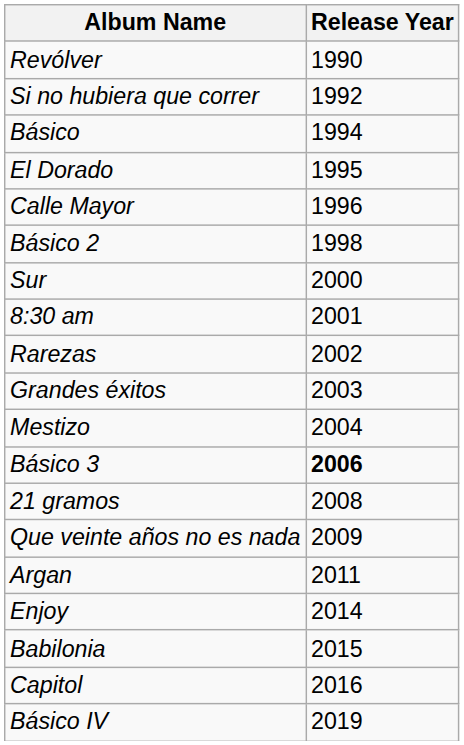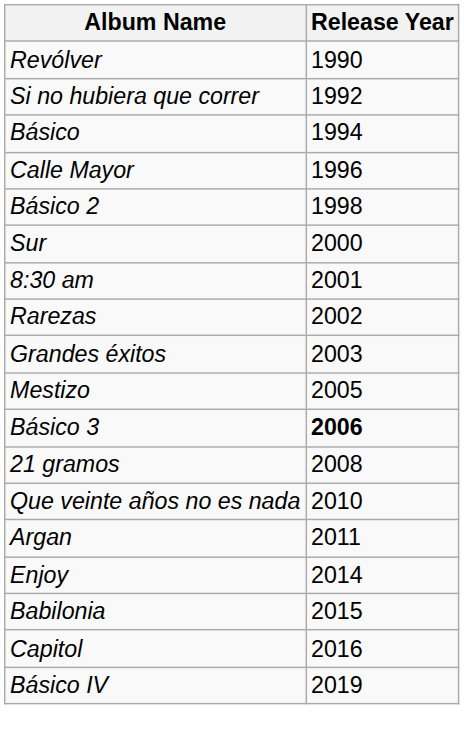- row: (62, 170)
(337, 427) 2004 -> (337, 390) 2005
(337, 538) 2009 -> (337, 501) 2010
